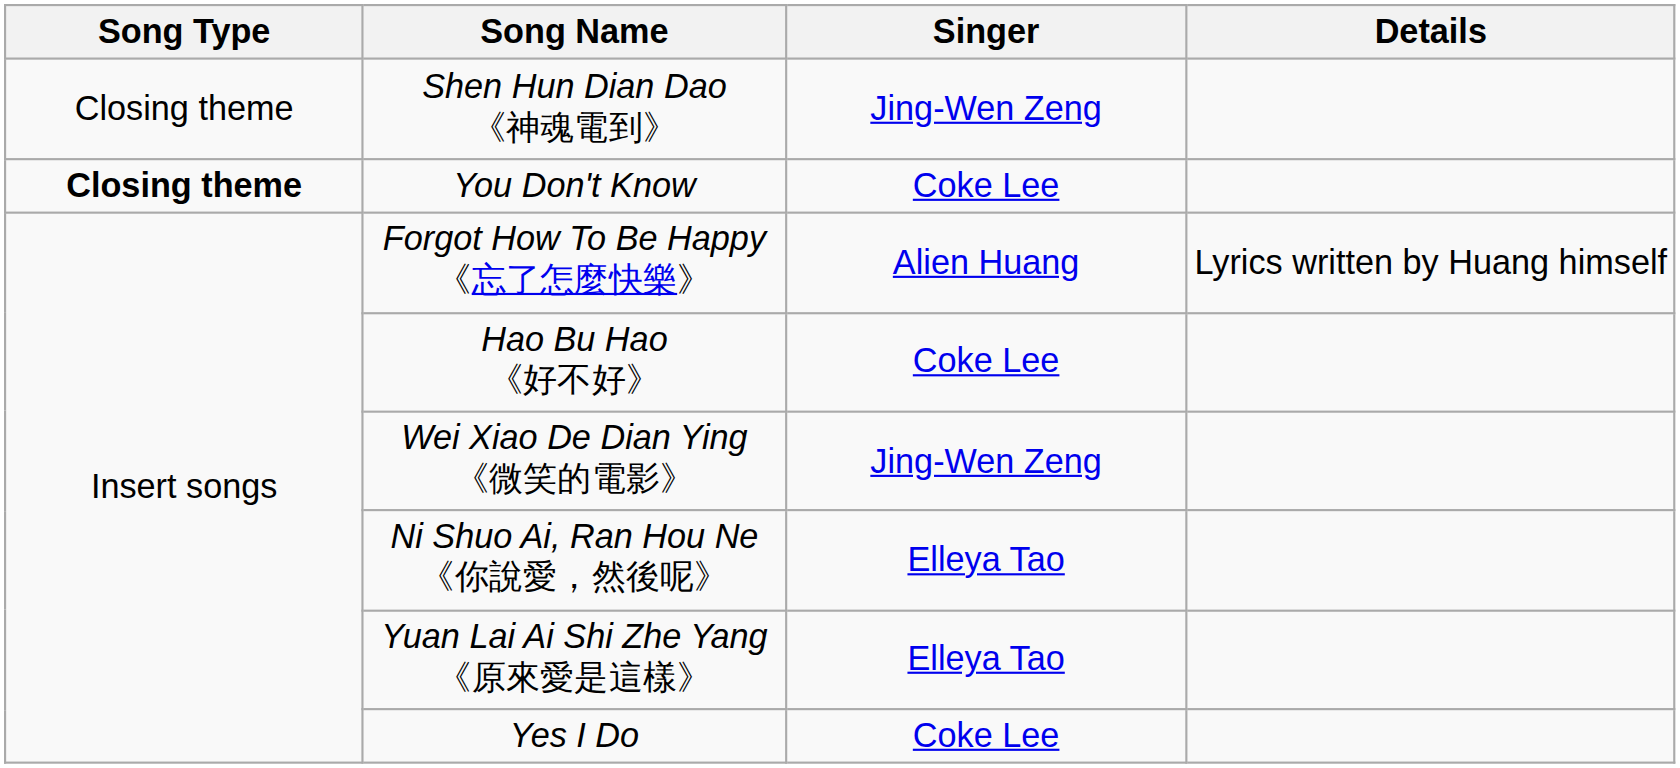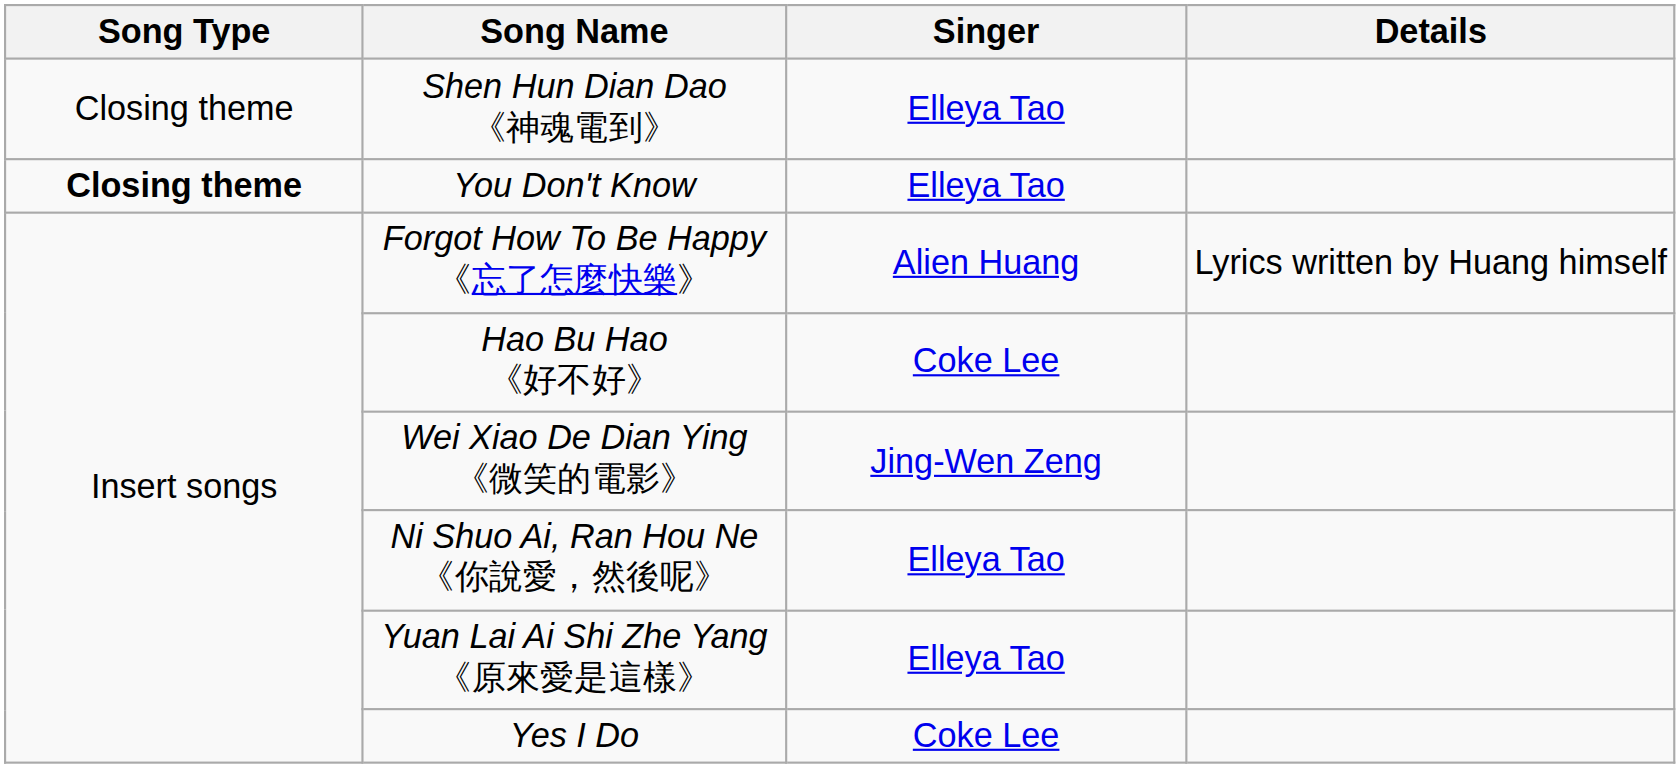(986, 108) Jing-Wen Zeng -> (986, 108) Elleya Tao
(986, 185) Coke Lee -> (986, 185) Elleya Tao
